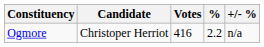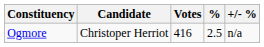(214, 33) 2.2 -> (214, 33) 2.5
